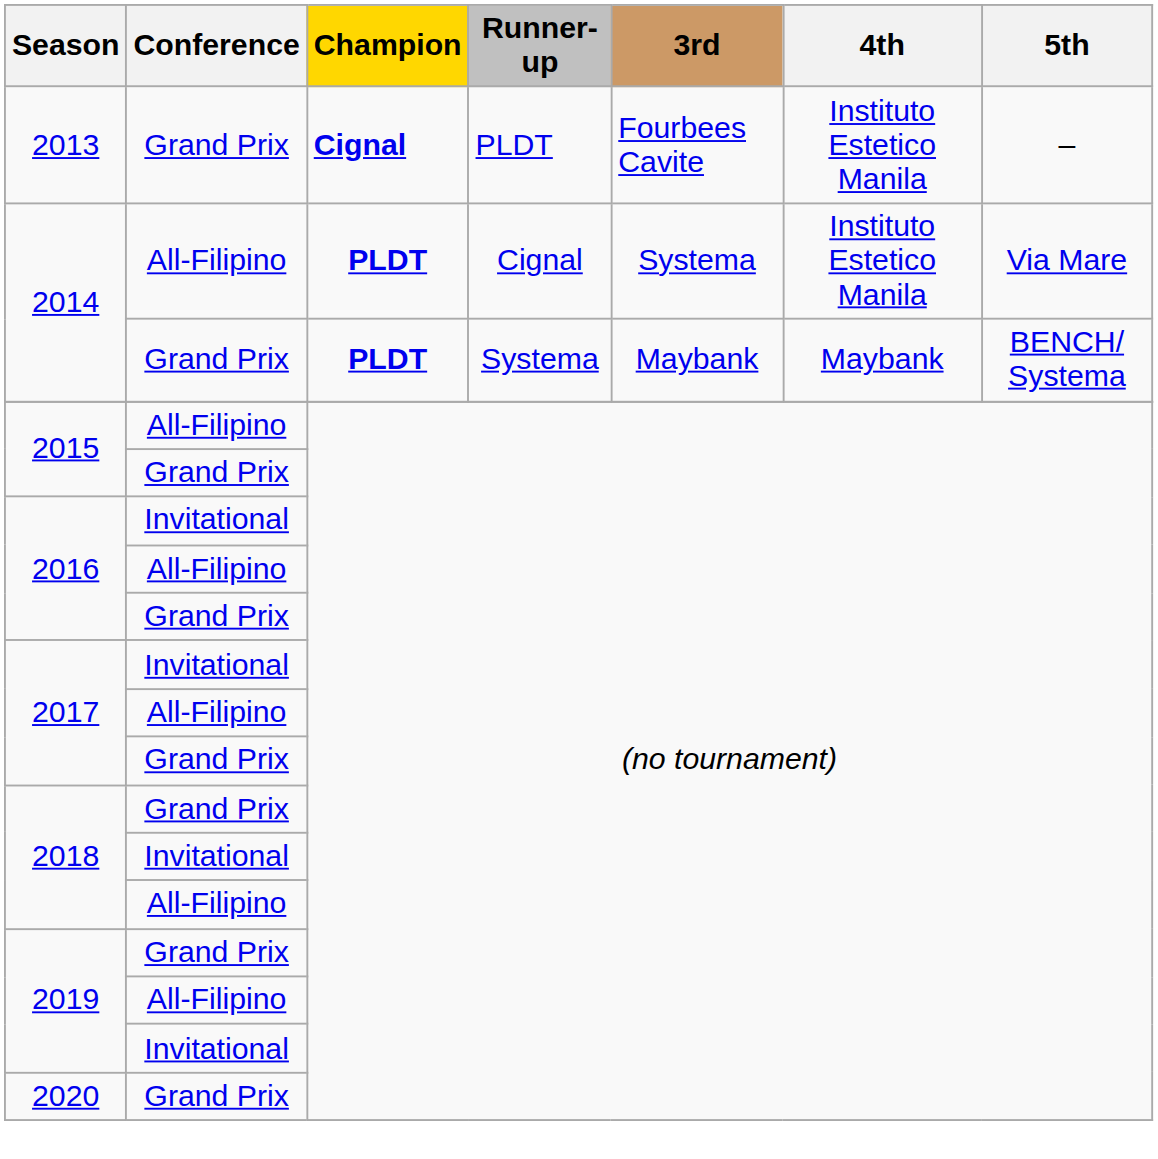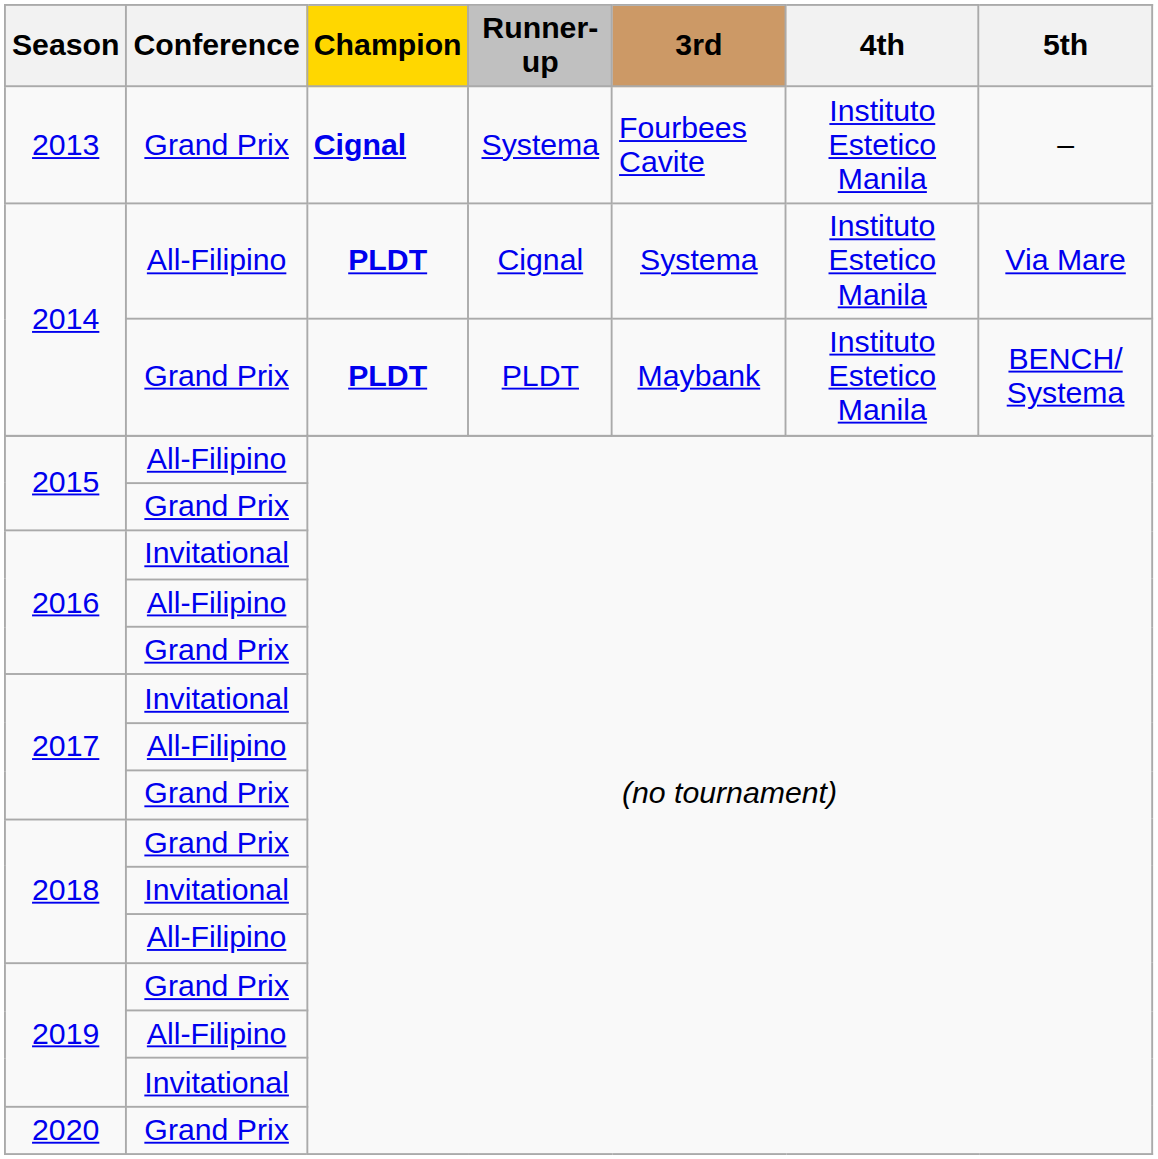(514, 144) PLDT -> (540, 144) Systema
(540, 359) Systema -> (540, 376) PLDT
(882, 359) Maybank -> (882, 376) Instituto Estetico Manila
